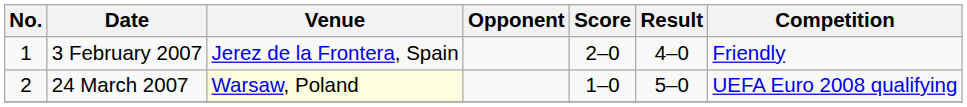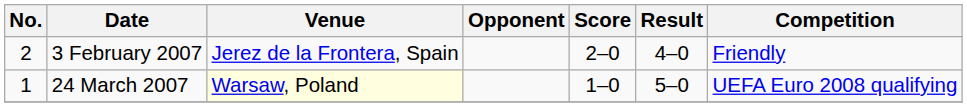(26, 53) 1 -> (26, 53) 2
(26, 85) 2 -> (26, 85) 1
